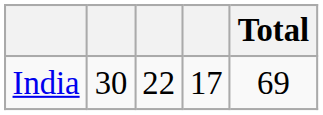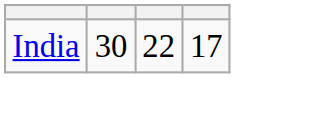- column: (273, 30)
